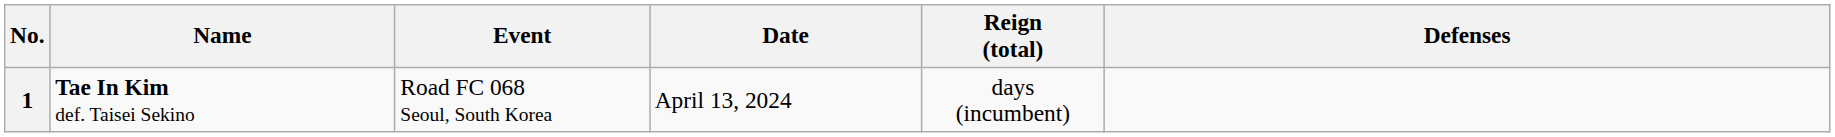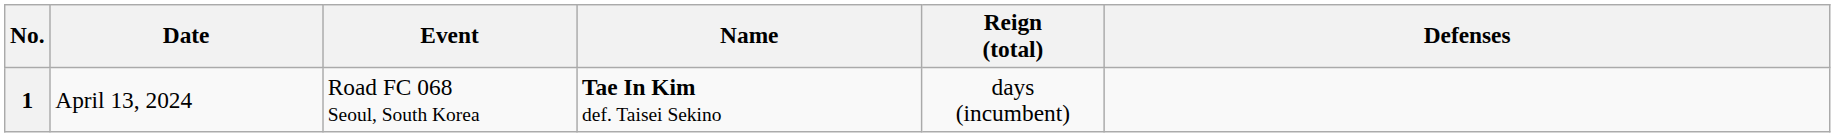columns swapped: (222, 36) <-> (786, 36)
